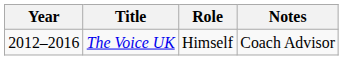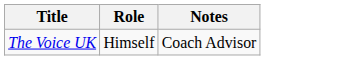- column: (44, 17)
